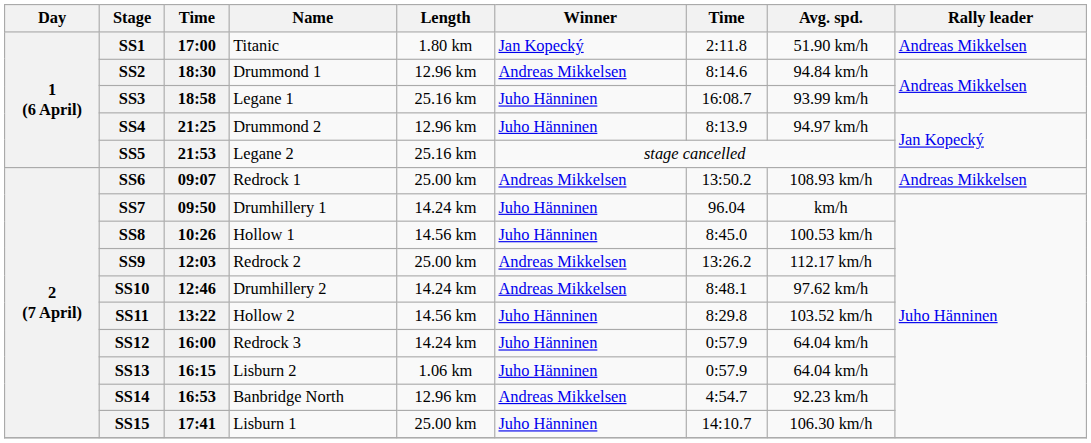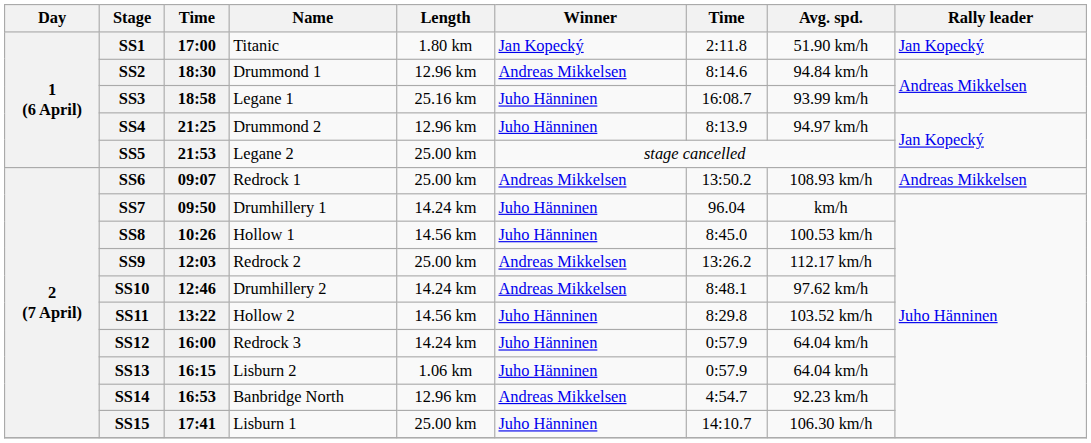(963, 45) Andreas Mikkelsen -> (941, 45) Jan Kopecký
(445, 153) 25.16 km -> (445, 153) 25.00 km
